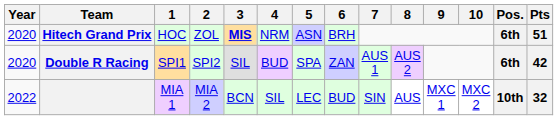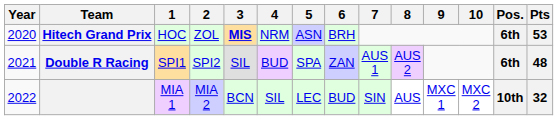(540, 35) 51 -> (540, 35) 53
(22, 62) 2020 -> (22, 62) 2021
(540, 62) 42 -> (540, 62) 48
